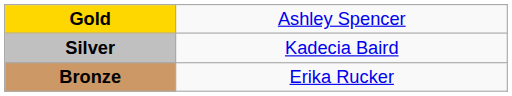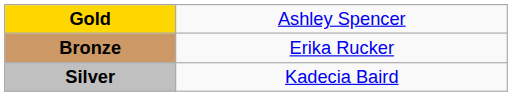rows swapped: (90, 47) <-> (90, 76)
